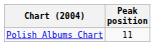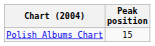(127, 35) 11 -> (127, 35) 15
